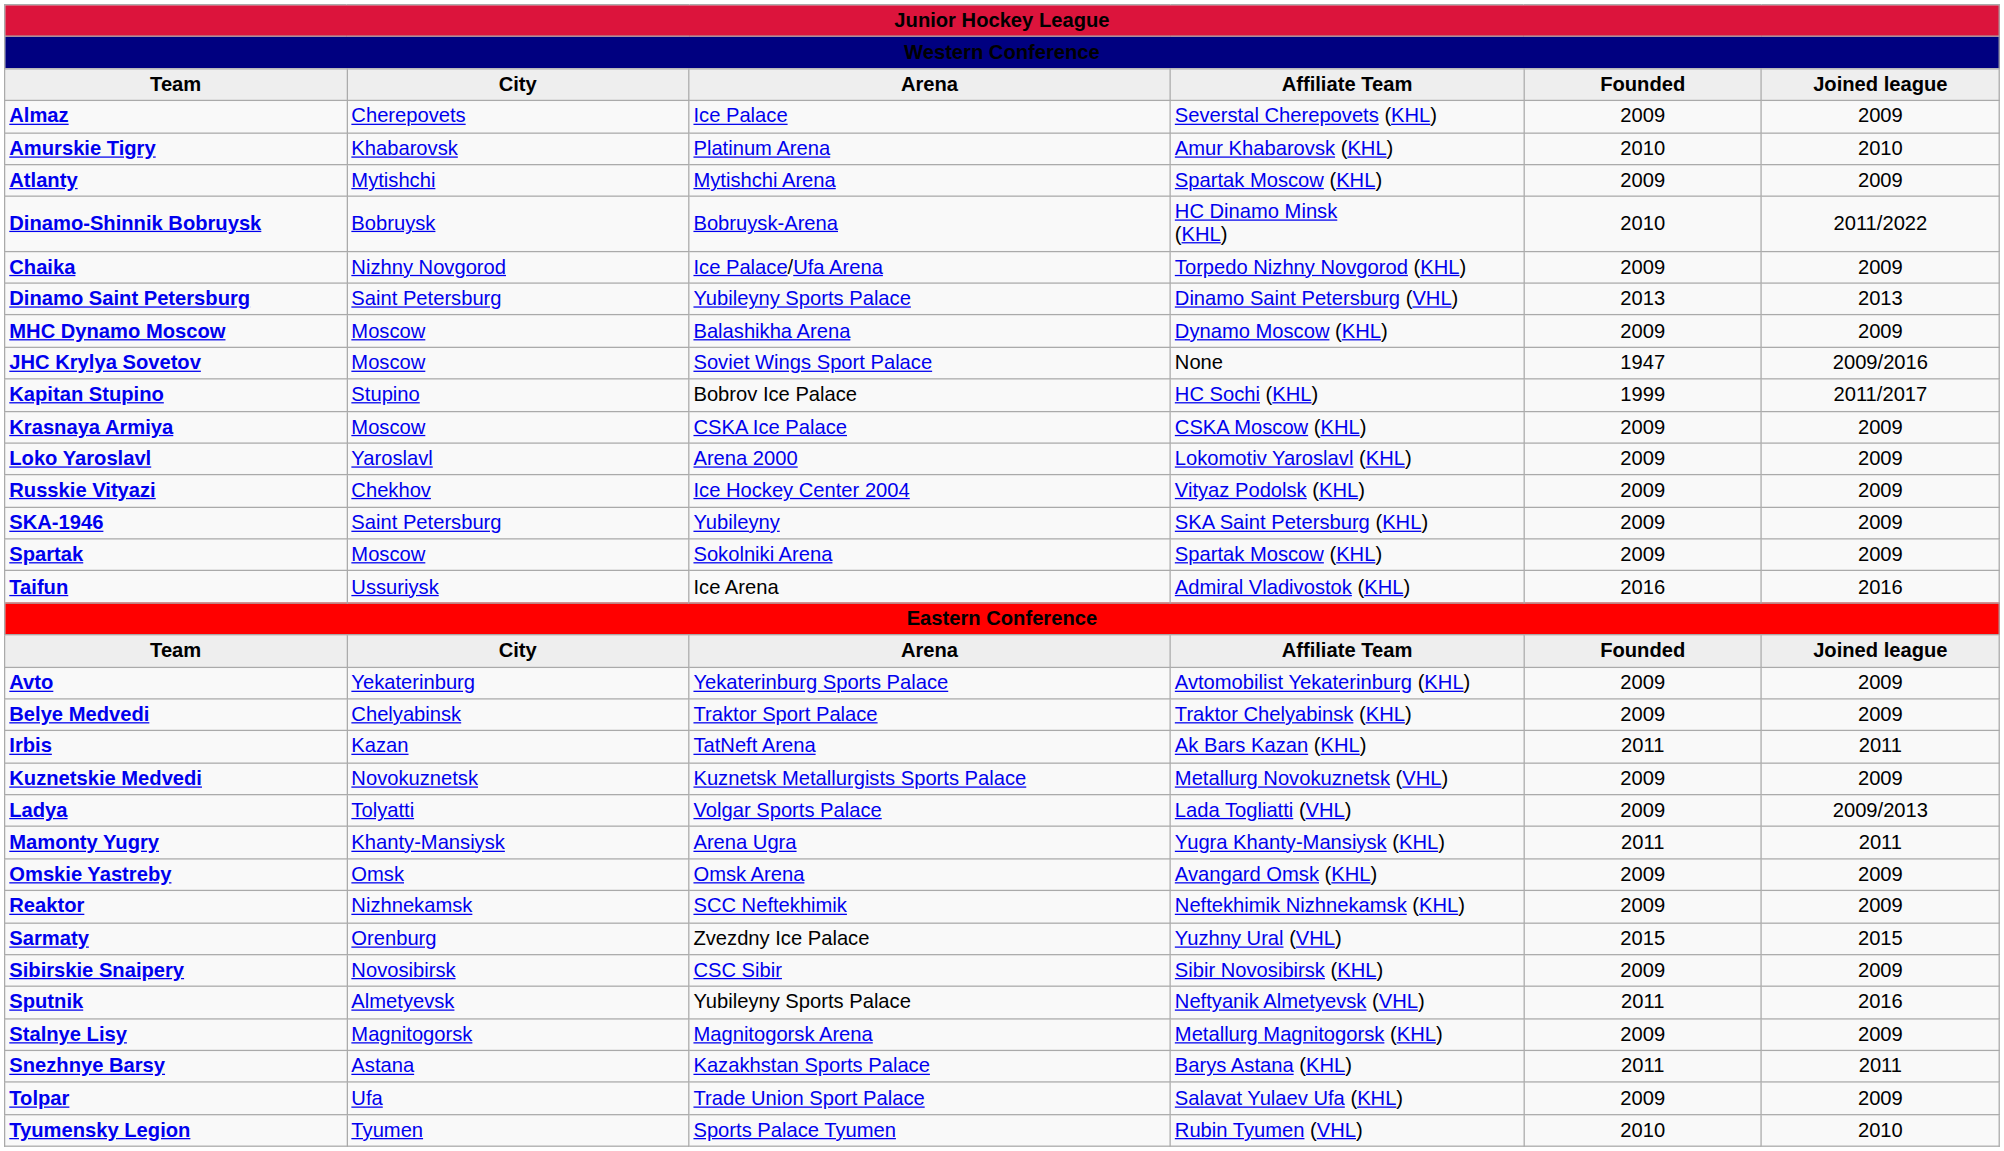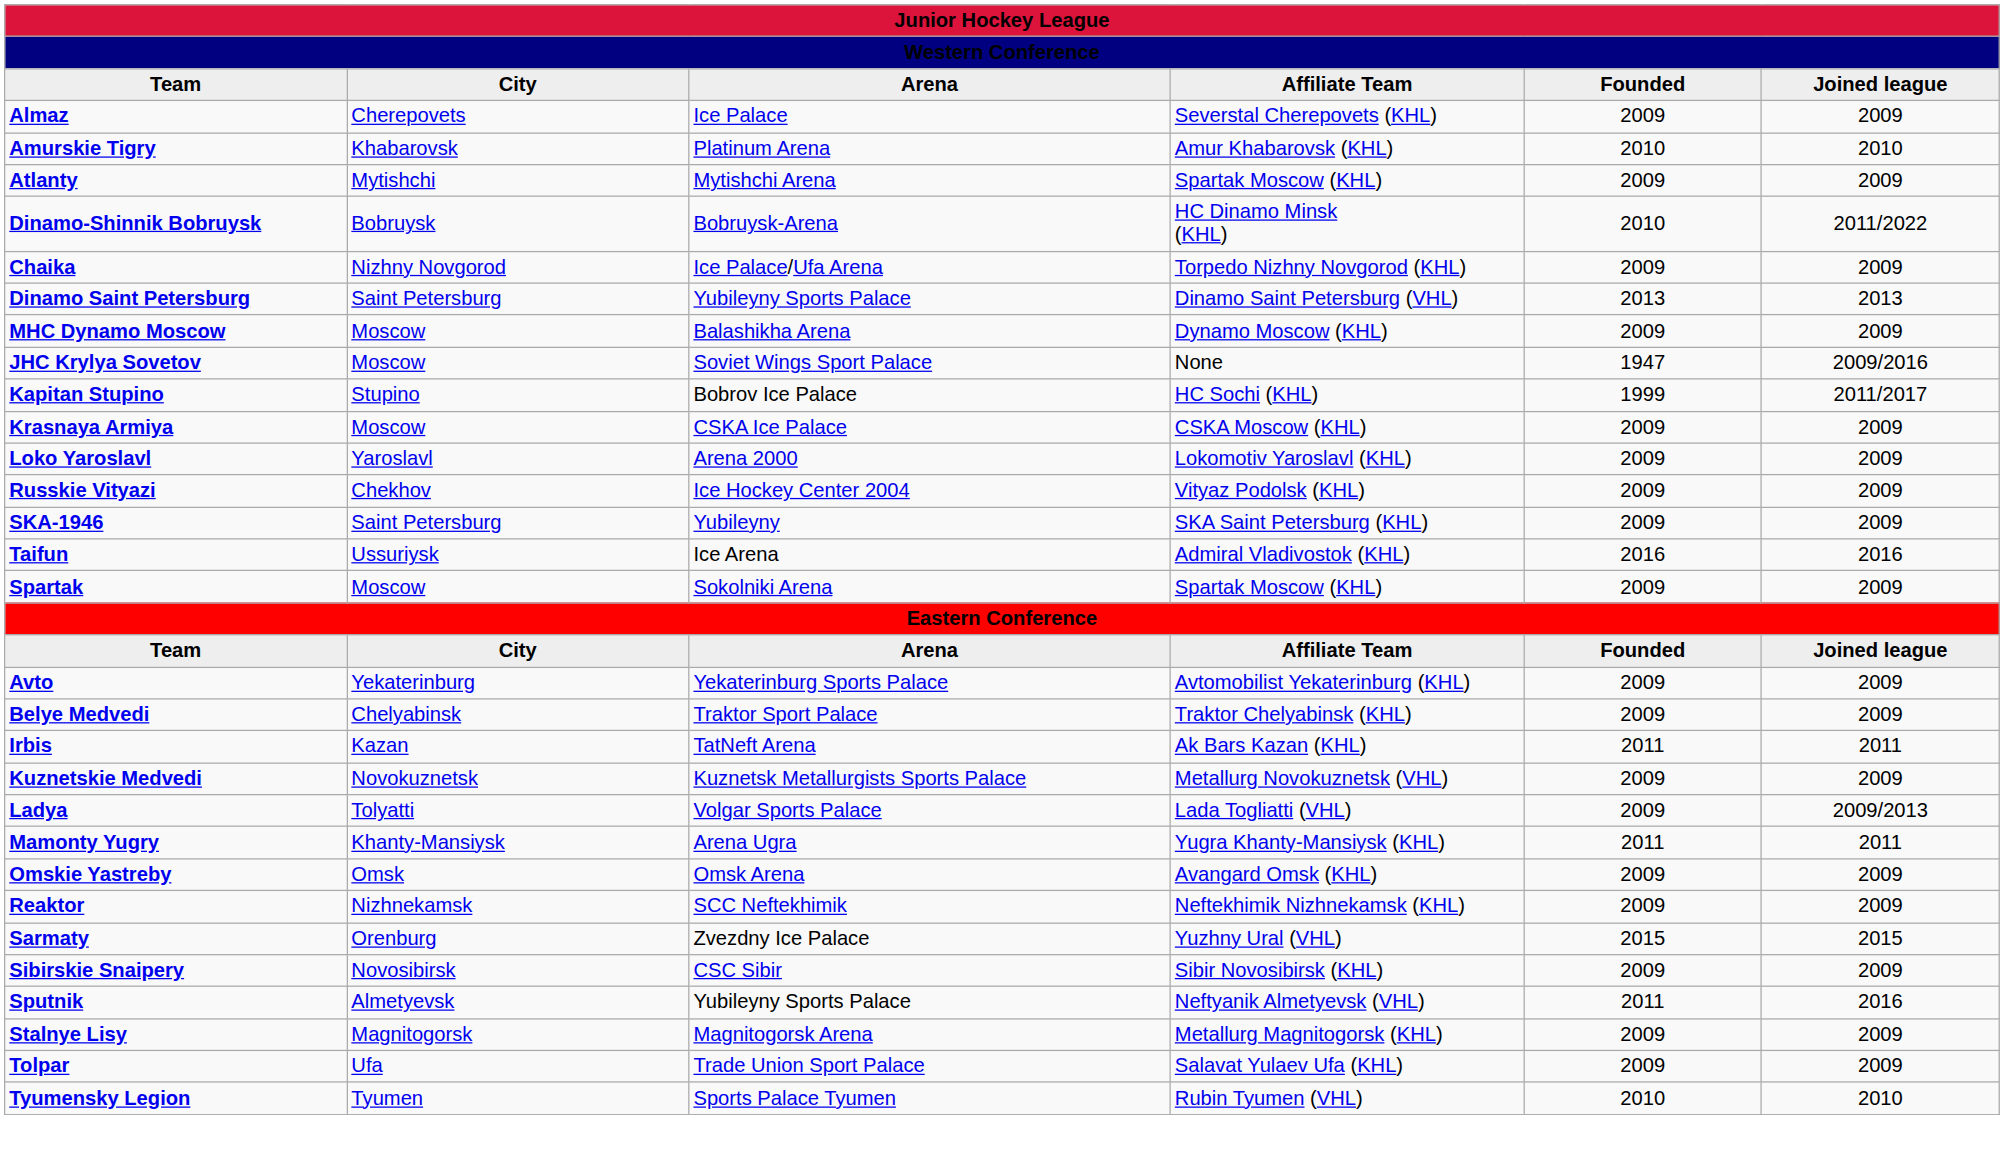rows swapped: (46, 554) <-> (39, 586)
- row: (87, 1066)
